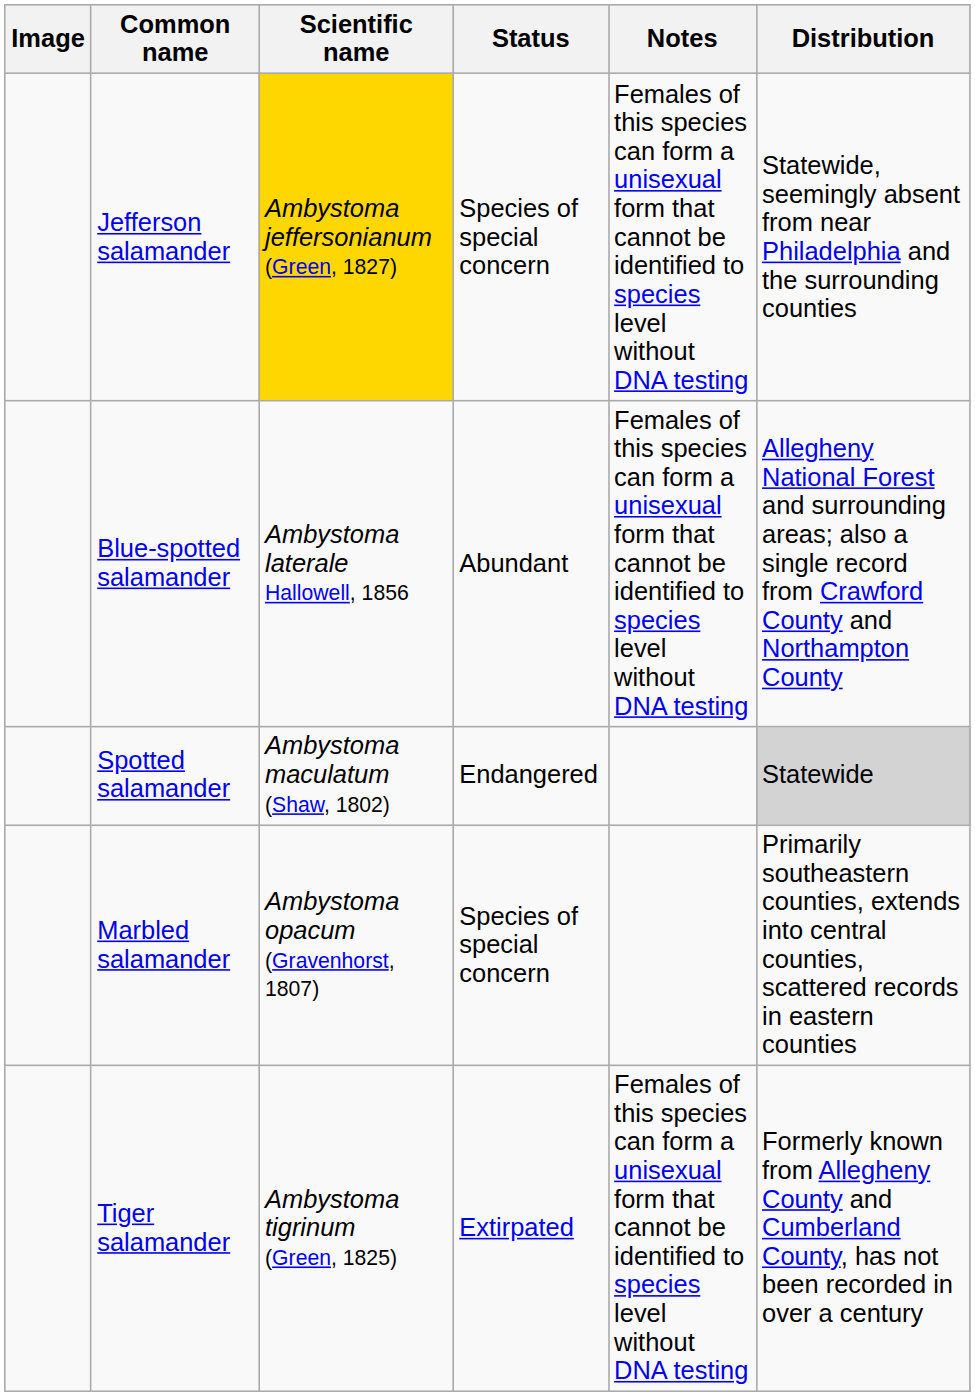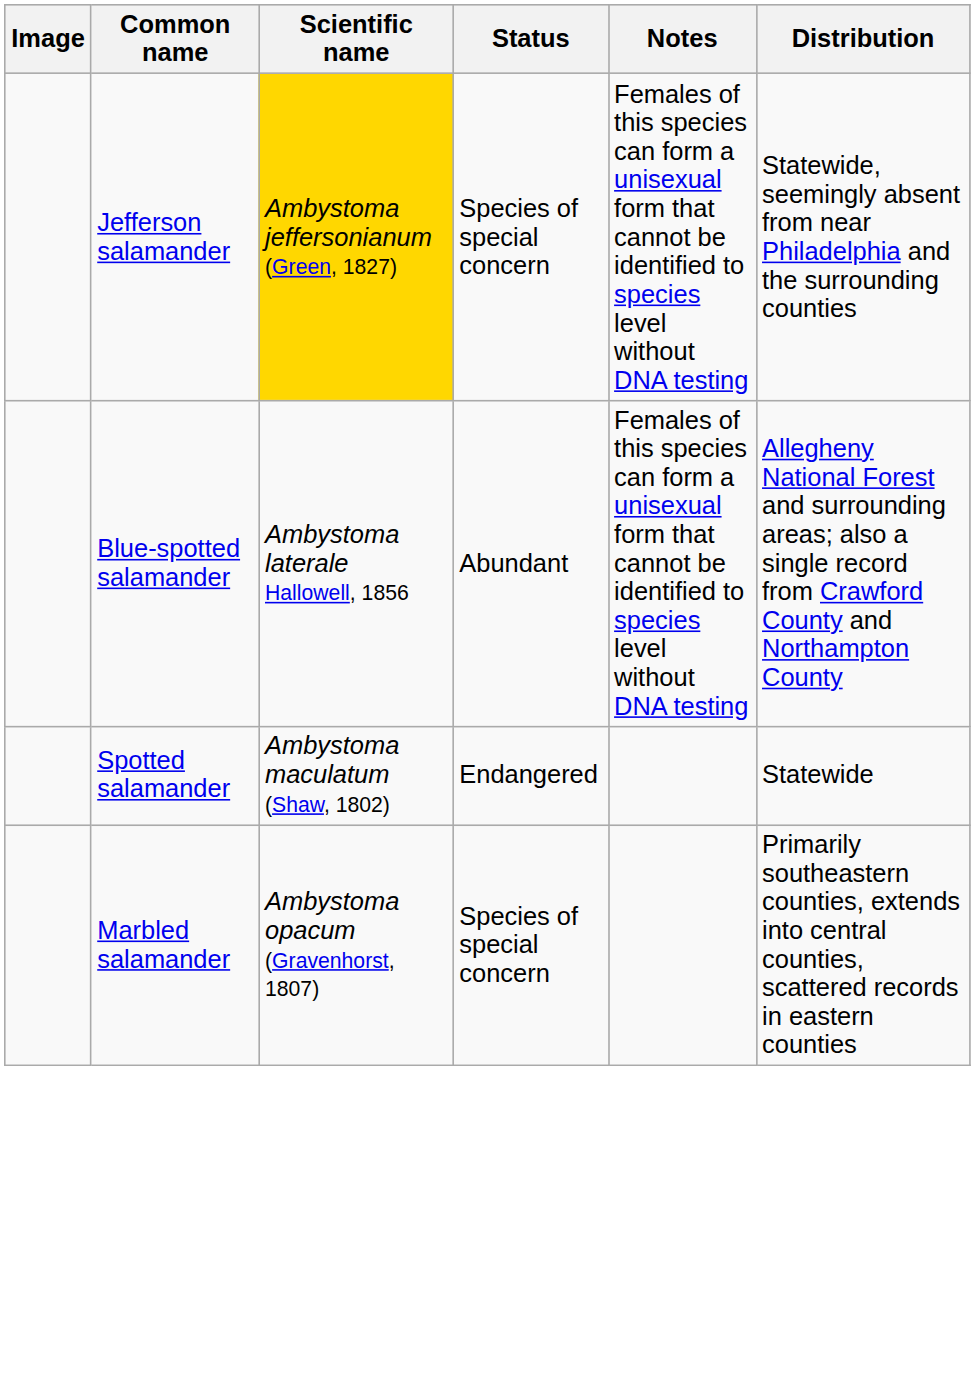(818, 775) lightgrey background -> (818, 775) no background
- row: (164, 1228)
